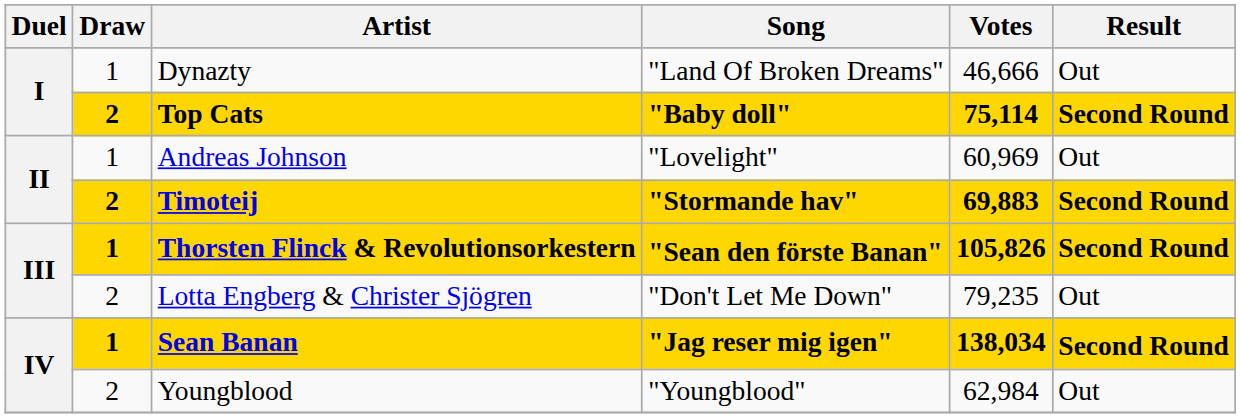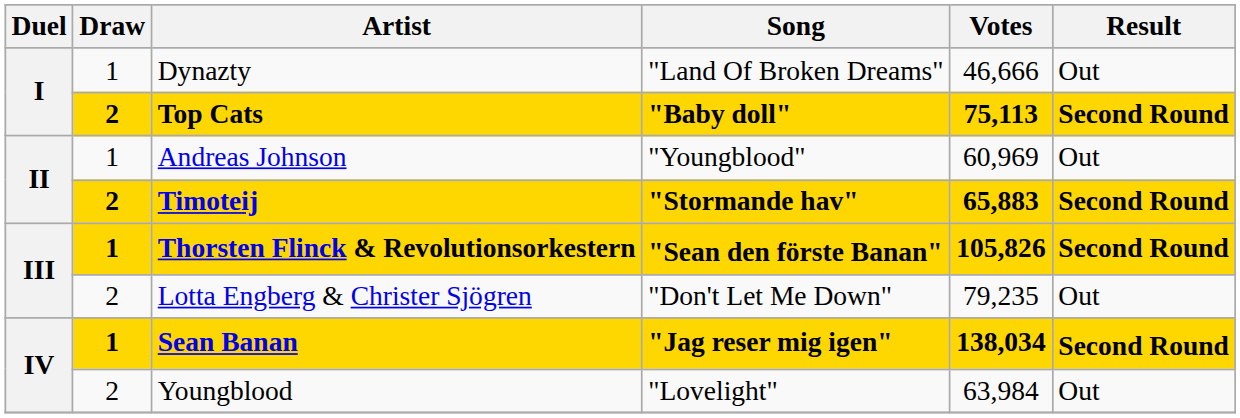(1001, 113) 75,114 -> (1001, 113) 75,113
(713, 157) "Lovelight" -> (727, 157) "Youngblood"
(1001, 200) 69,883 -> (1001, 200) 65,883
(727, 390) "Youngblood" -> (713, 390) "Lovelight"
(1001, 390) 62,984 -> (1001, 390) 63,984
